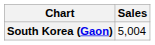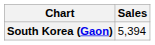(132, 31) 5,004 -> (132, 31) 5,394
